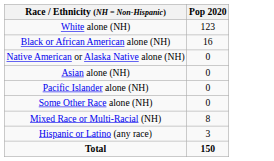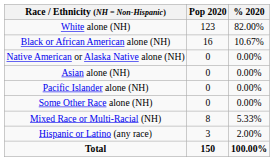+ column: (249, 12)
